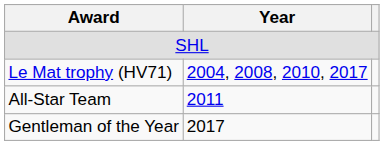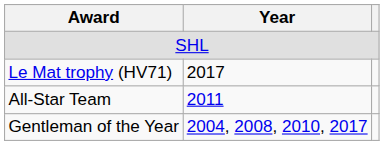(277, 72) 2004, 2008, 2010, 2017 -> (206, 72) 2017
(206, 126) 2017 -> (277, 126) 2004, 2008, 2010, 2017
